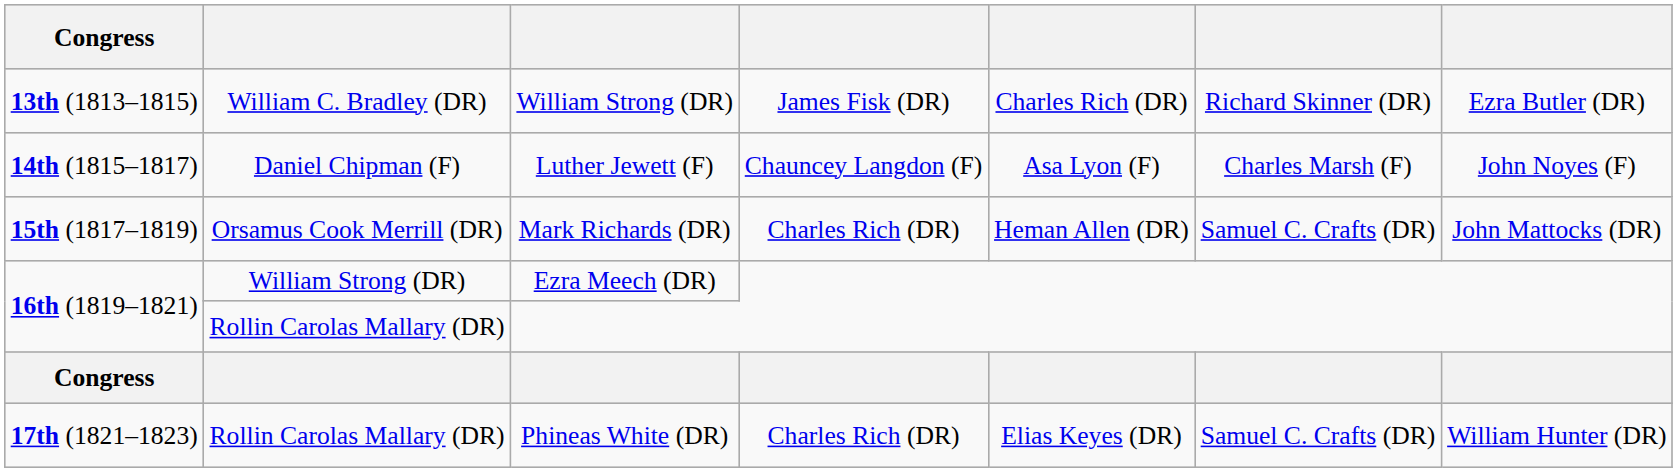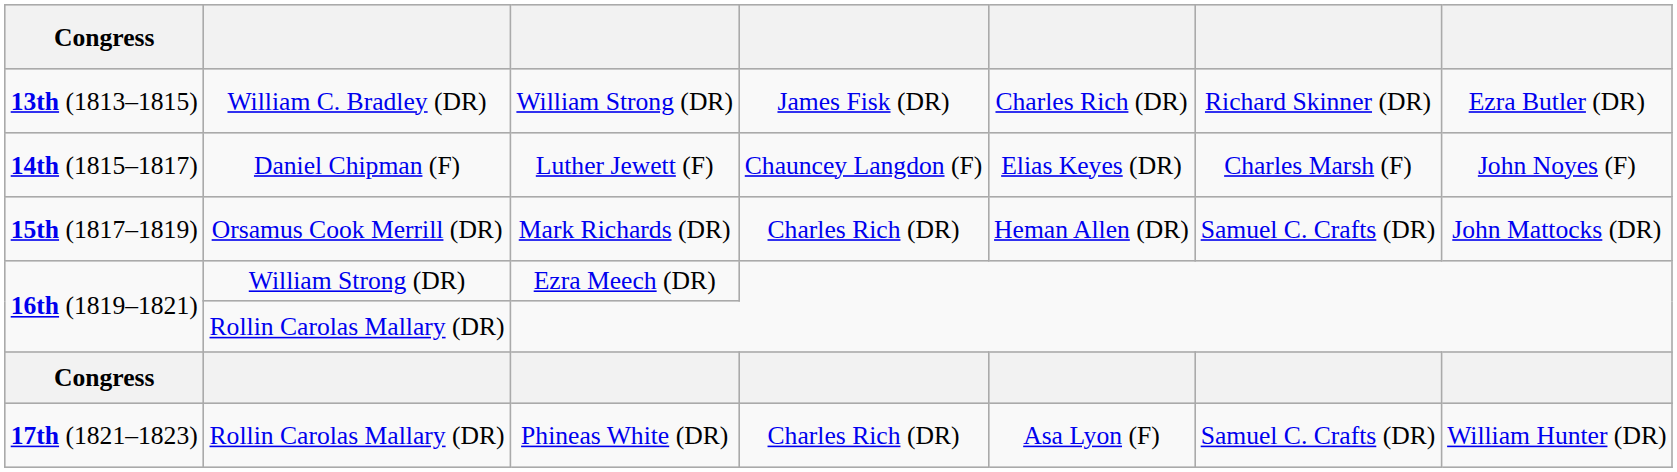(1091, 164) Asa Lyon (F) -> (1091, 164) Elias Keyes (DR)
(1091, 435) Elias Keyes (DR) -> (1091, 435) Asa Lyon (F)
